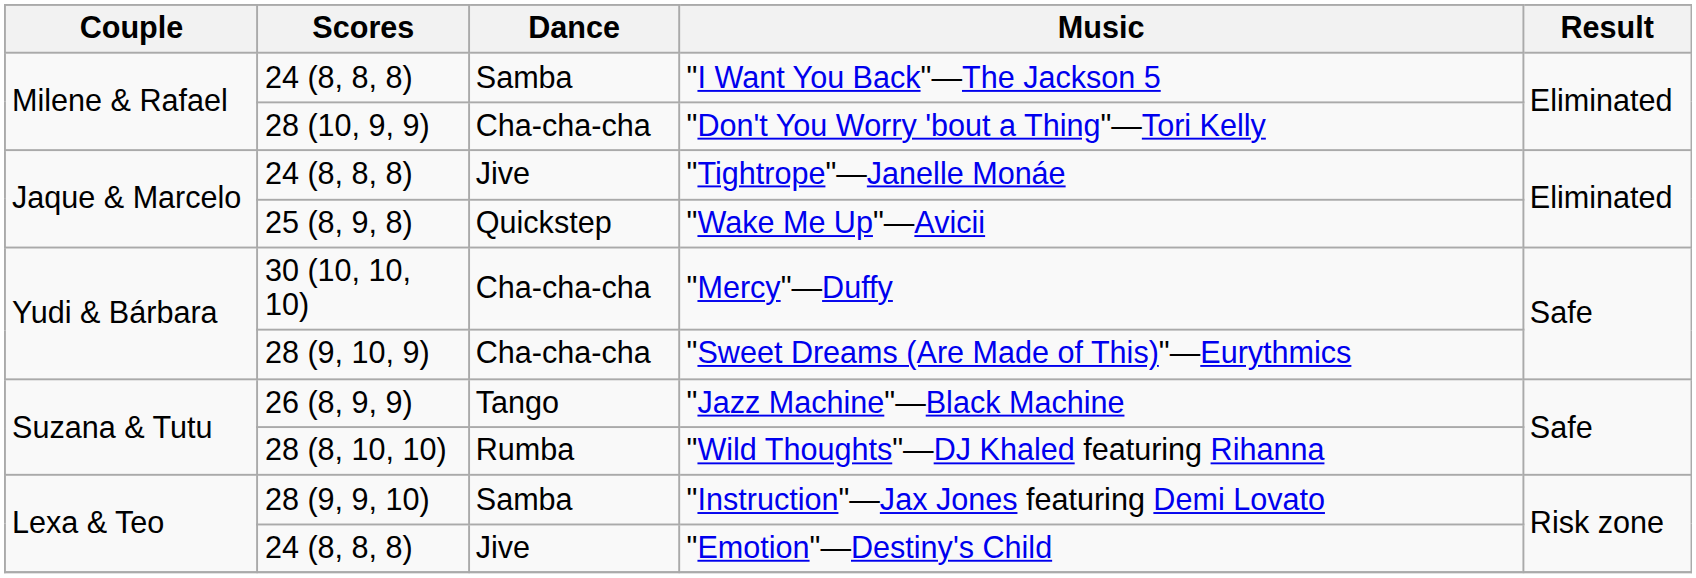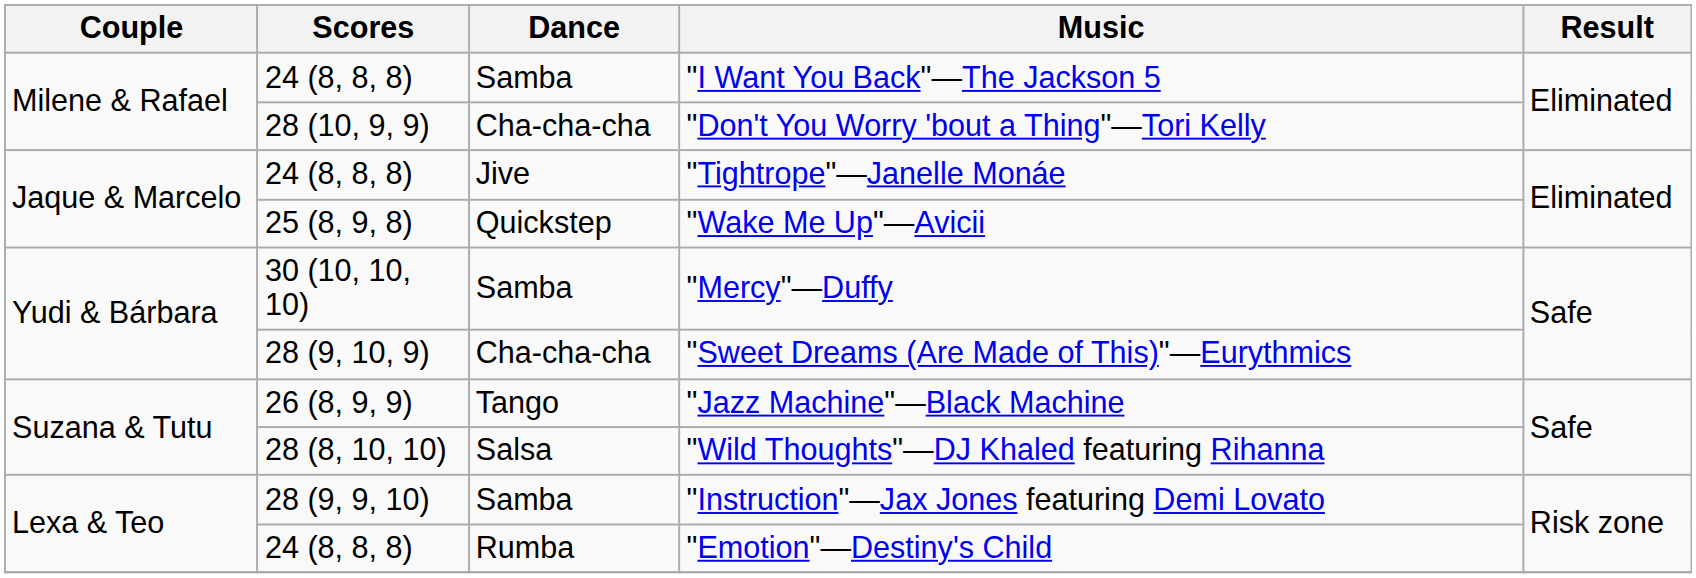(563, 288) Cha-cha-cha -> (524, 288) Samba
(525, 450) Rumba -> (514, 450) Salsa
(503, 547) Jive -> (525, 547) Rumba
